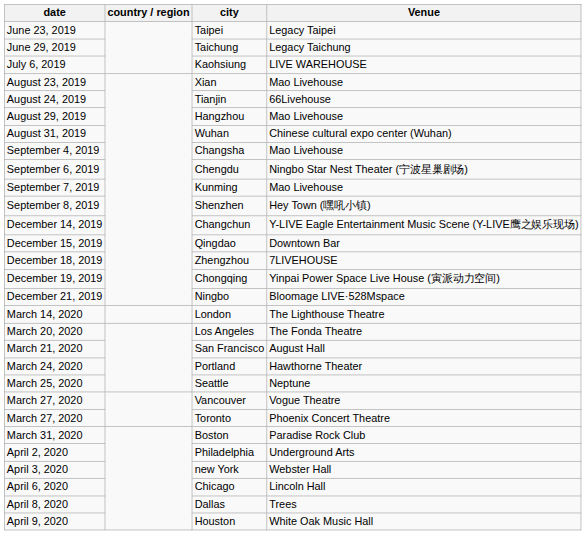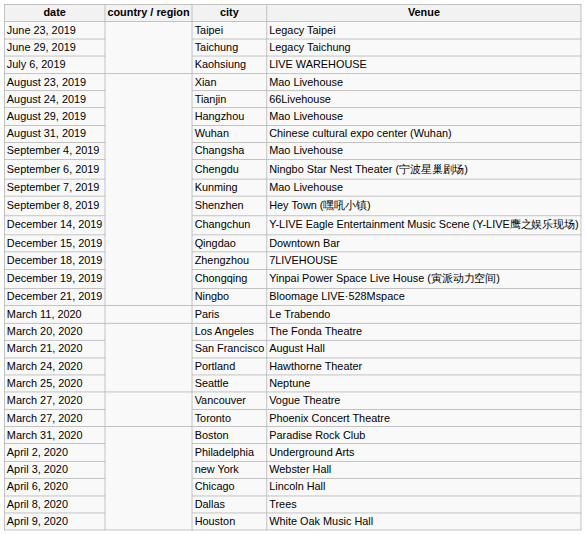+ row: (207, 314)
- row: (213, 314)
